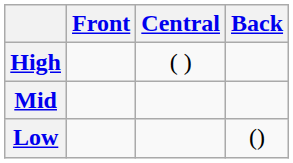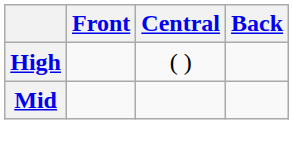- row: (36, 137)
